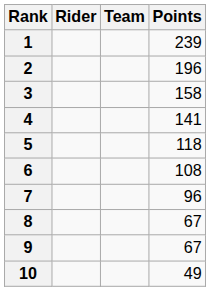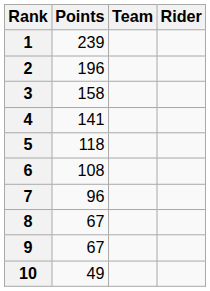columns swapped: (76, 17) <-> (177, 17)
